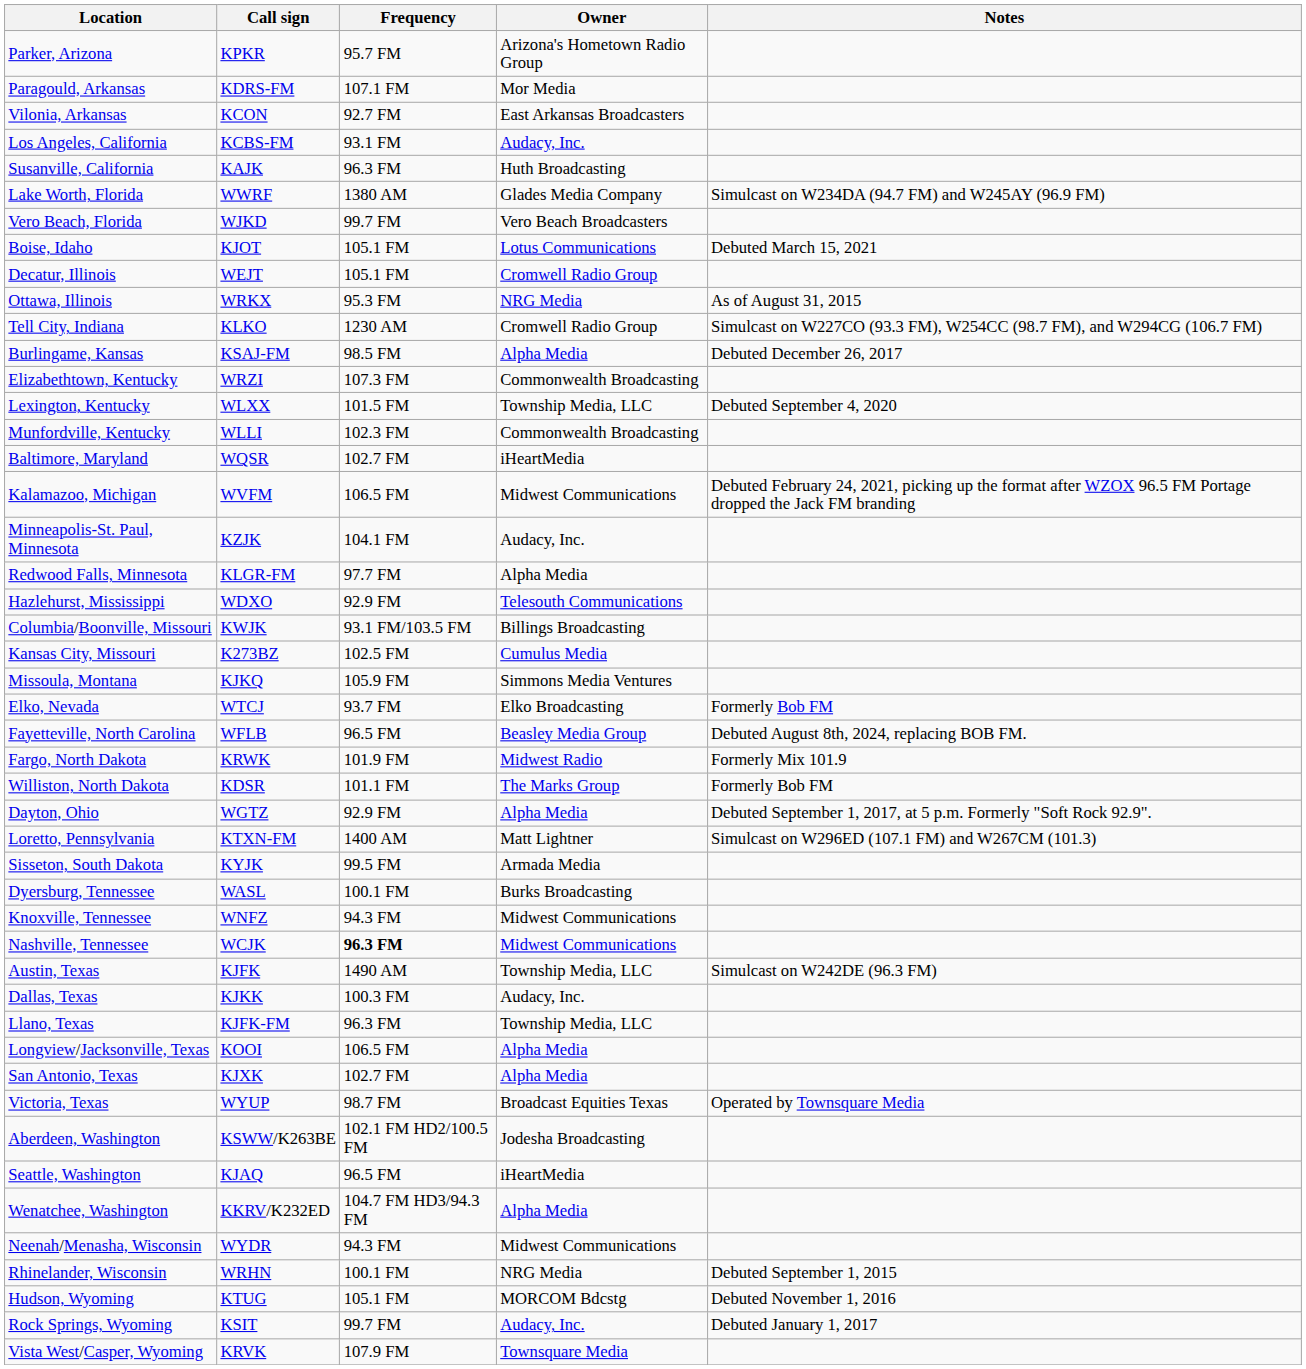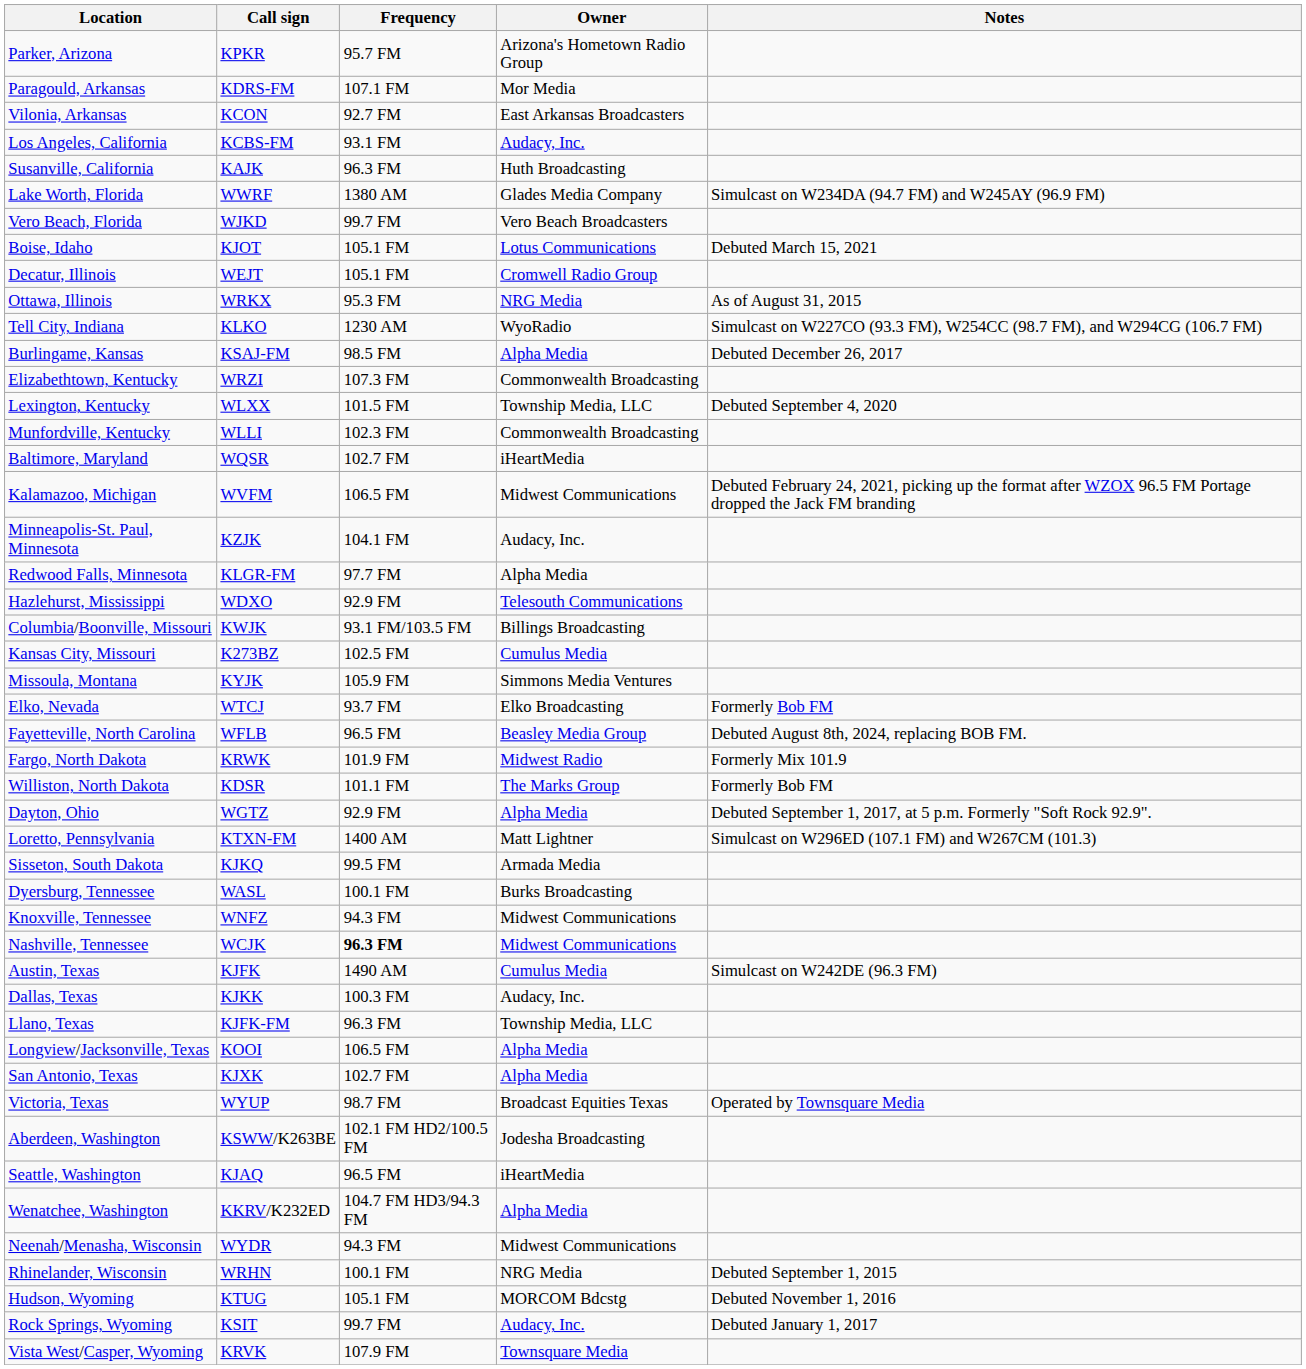(579, 326) Cromwell Radio Group -> (536, 326) WyoRadio
(242, 680) KJKQ -> (242, 680) KYJK
(242, 865) KYJK -> (242, 865) KJKQ
(576, 971) Township Media, LLC -> (554, 971) Cumulus Media
